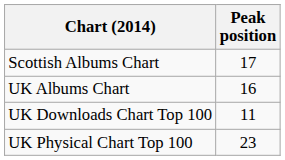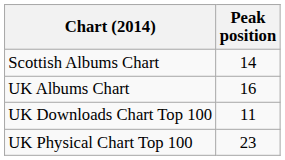(248, 62) 17 -> (248, 62) 14
